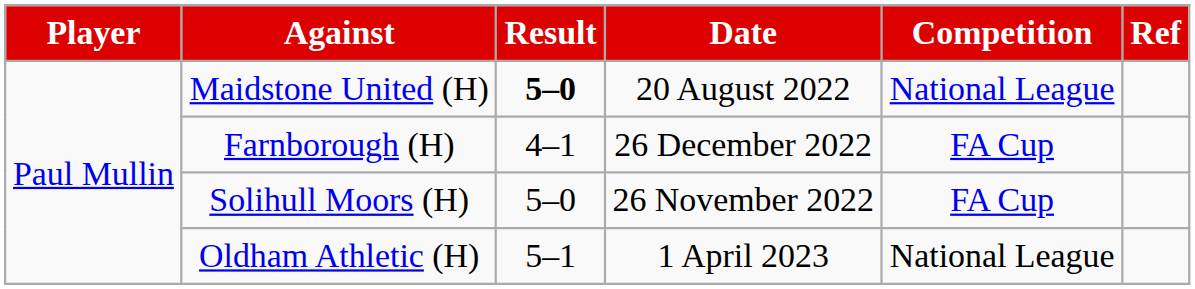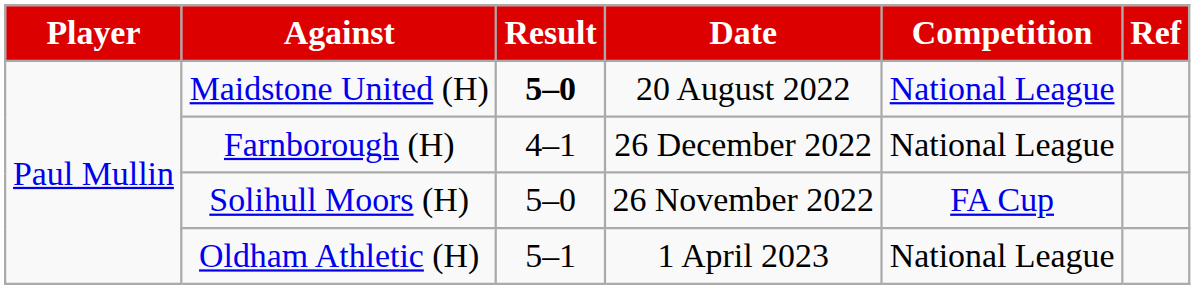(1002, 144) FA Cup -> (1002, 144) National League
